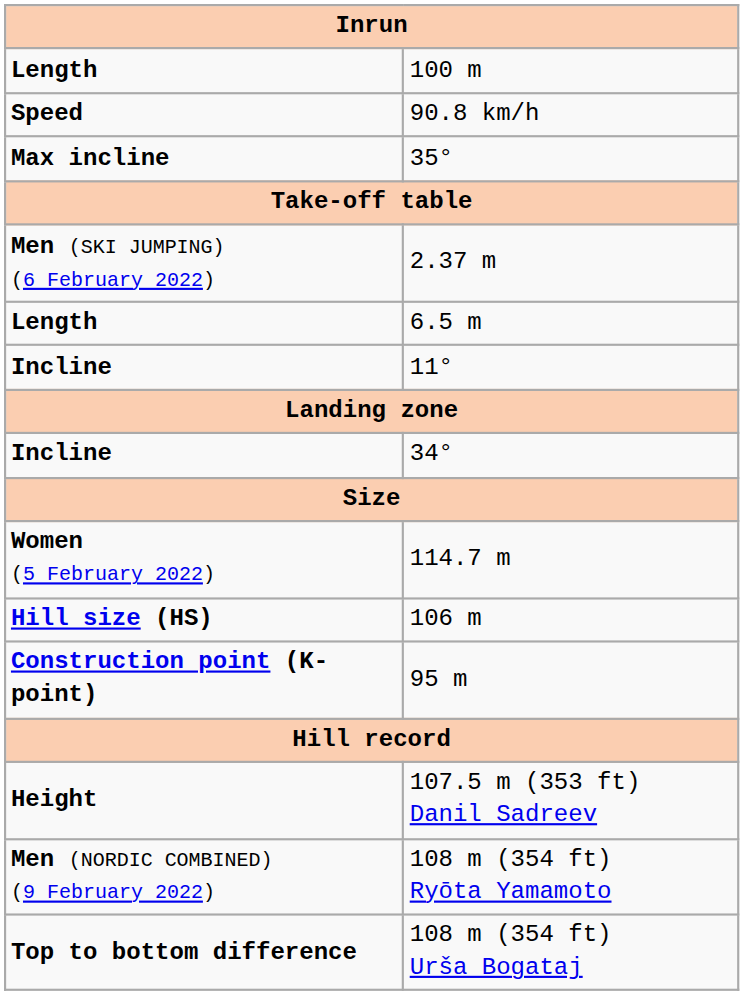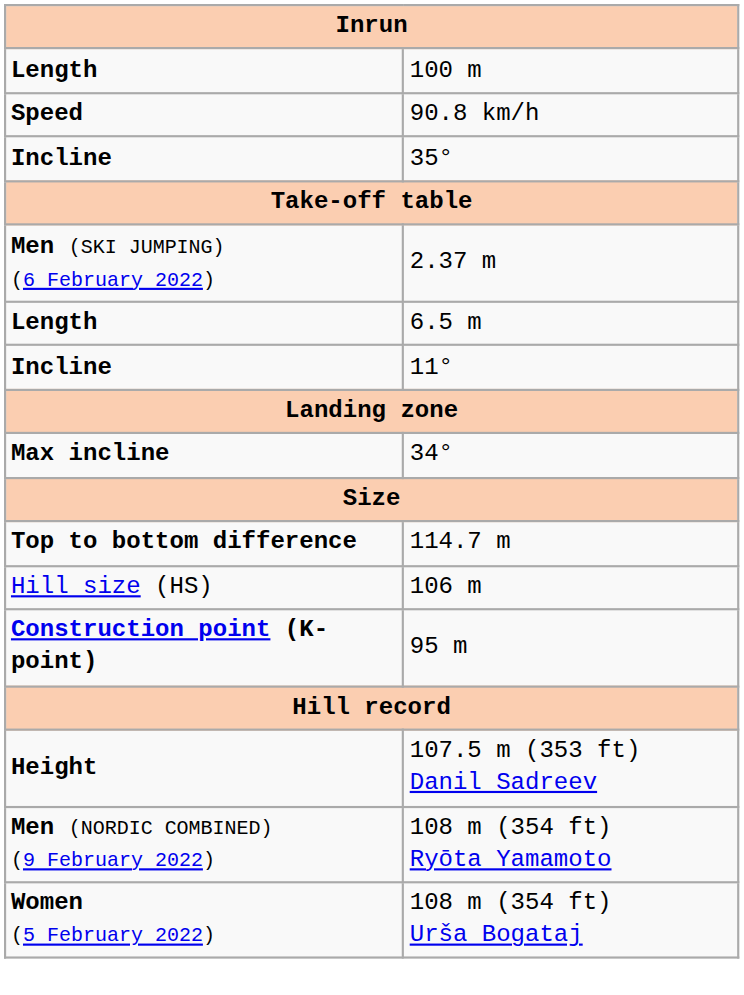(90, 158) Max incline -> (61, 158) Incline
(61, 454) Incline -> (90, 454) Max incline
(113, 559) Women (5 February 2022) -> (184, 543) Top to bottom difference
(112, 619) bold -> (112, 587) normal
(184, 952) Top to bottom difference -> (113, 919) Women (5 February 2022)
